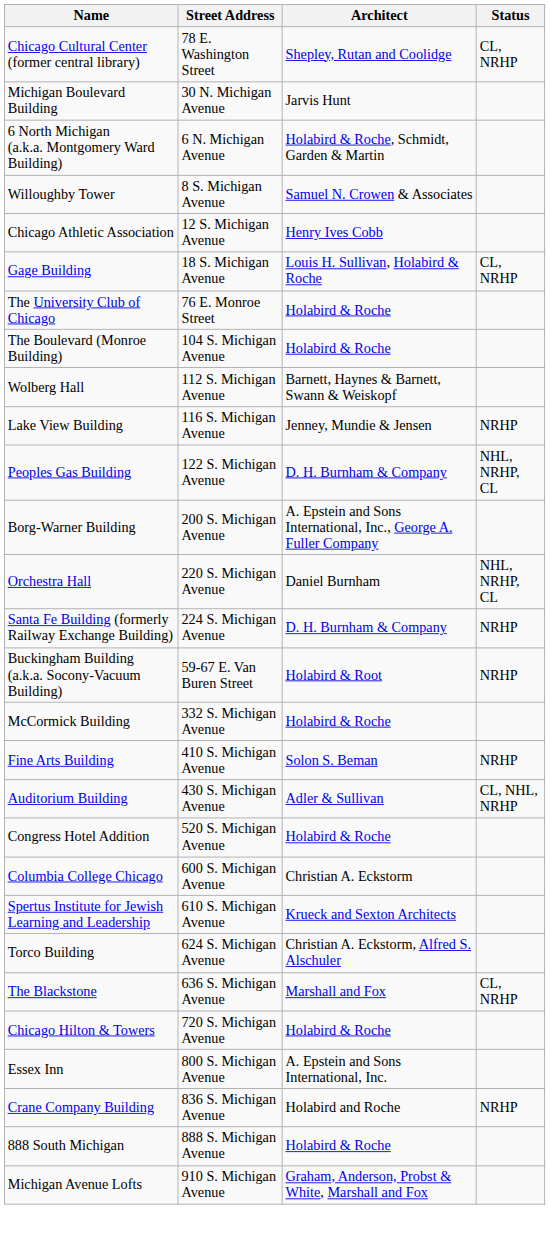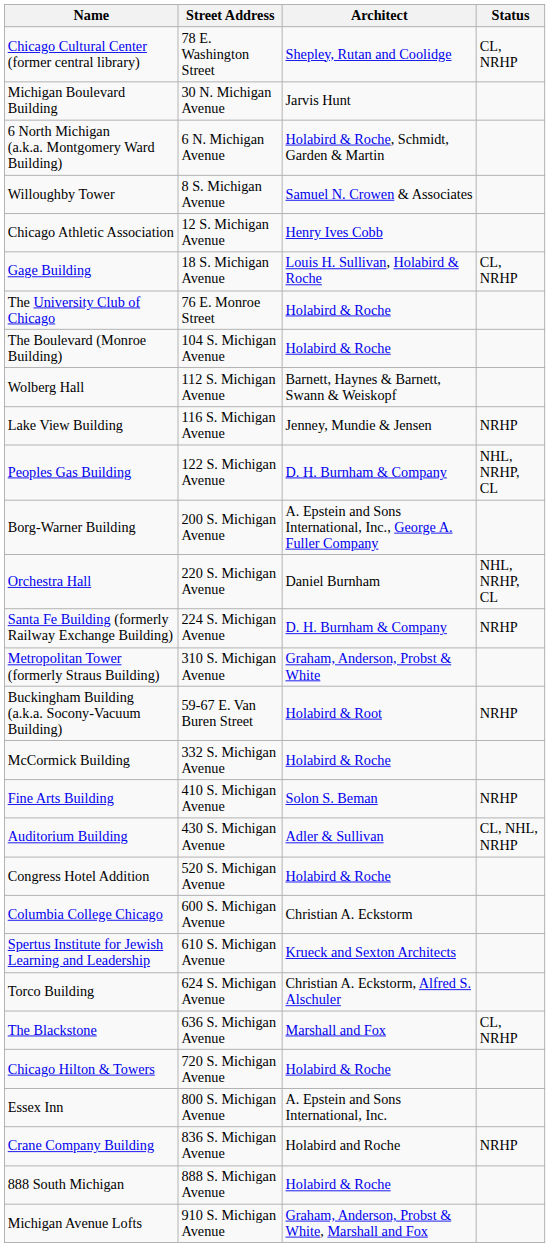+ row: (84, 666)
